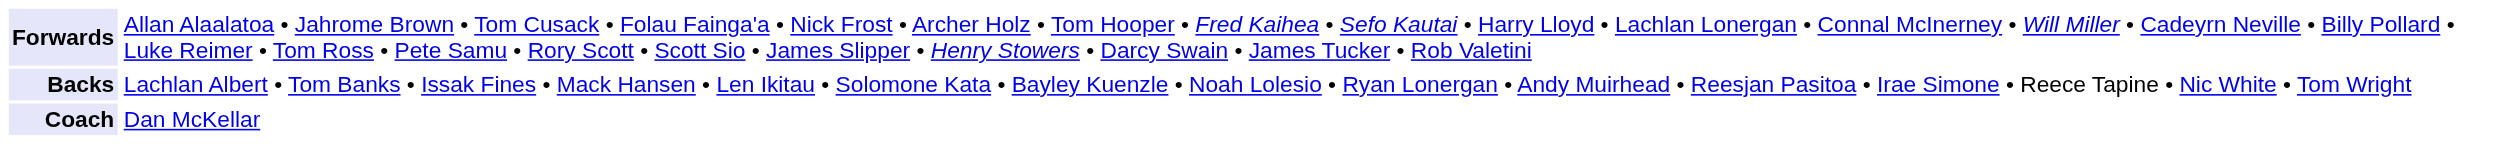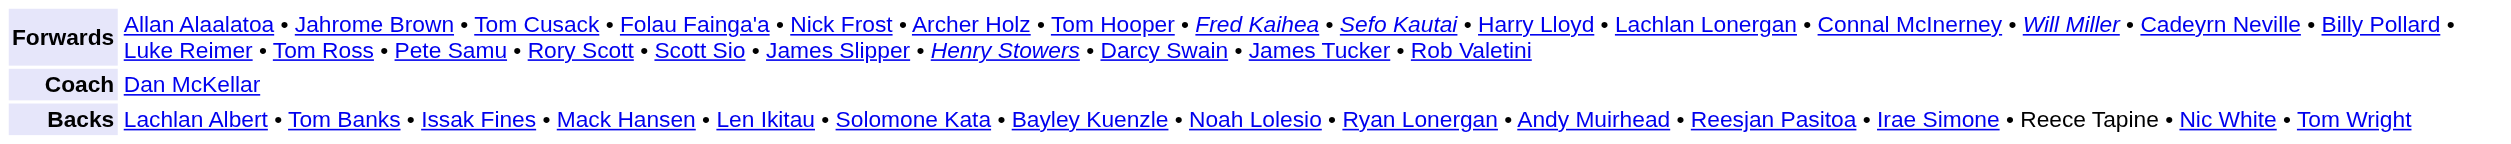rows swapped: (81, 85) <-> (80, 119)
